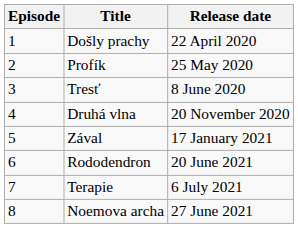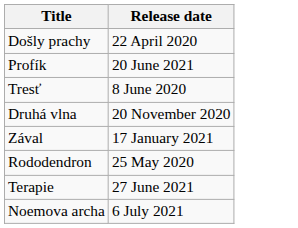- column: (34, 16)
(212, 65) 25 May 2020 -> (153, 65) 20 June 2021
(212, 162) 20 June 2021 -> (153, 162) 25 May 2020
(207, 187) 6 July 2021 -> (153, 187) 27 June 2021
(212, 211) 27 June 2021 -> (148, 211) 6 July 2021
